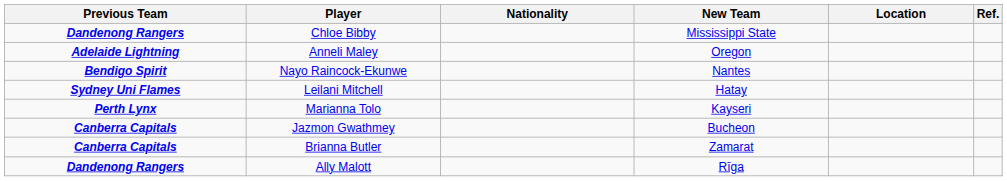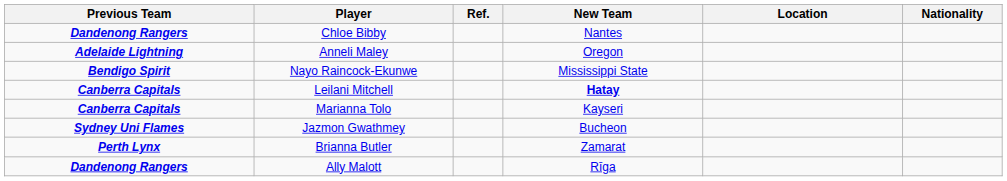columns swapped: (537, 14) <-> (988, 14)
(731, 33) Mississippi State -> (603, 33) Nantes
(731, 71) Nantes -> (603, 71) Mississippi State
(125, 90) Sydney Uni Flames -> (129, 90) Canberra Capitals
(731, 90) normal -> (603, 90) bold
(125, 109) Perth Lynx -> (129, 109) Canberra Capitals
(125, 128) Canberra Capitals -> (129, 128) Sydney Uni Flames
(125, 147) Canberra Capitals -> (129, 147) Perth Lynx
